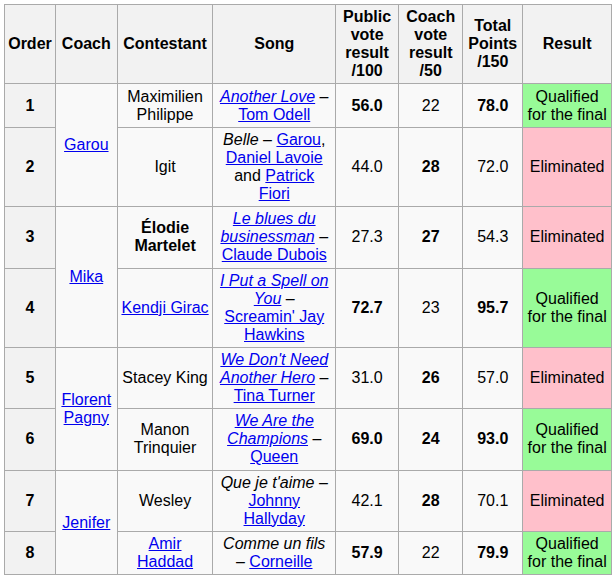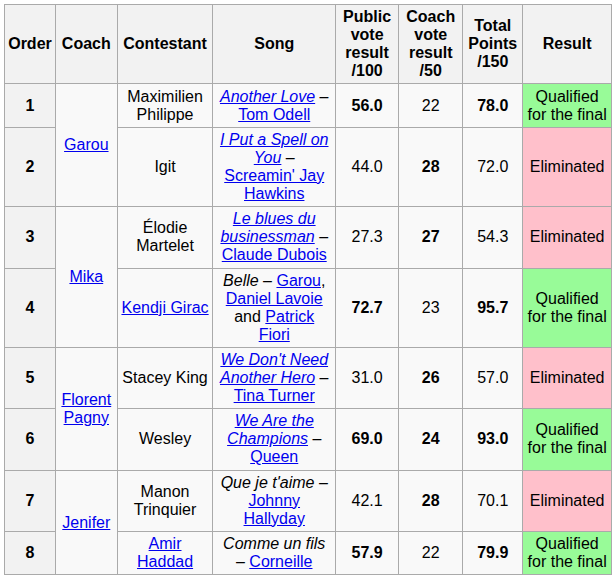(274, 166) Belle – Garou, Daniel Lavoie and Patrick Fiori -> (274, 166) I Put a Spell on You – Screamin' Jay Hawkins
(165, 237) bold -> (165, 237) normal
(274, 307) I Put a Spell on You – Screamin' Jay Hawkins -> (274, 307) Belle – Garou, Daniel Lavoie and Patrick Fiori
(165, 439) Manon Trinquier -> (165, 439) Wesley
(165, 500) Wesley -> (165, 500) Manon Trinquier
